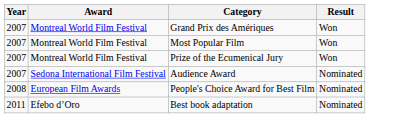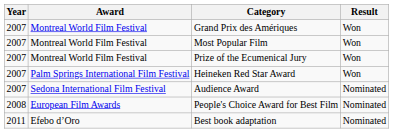+ row: (245, 74)
